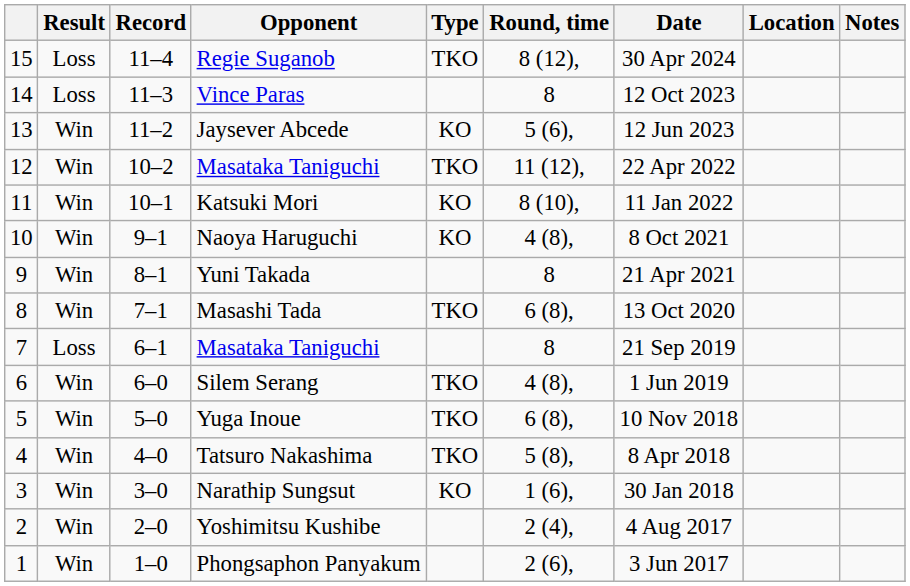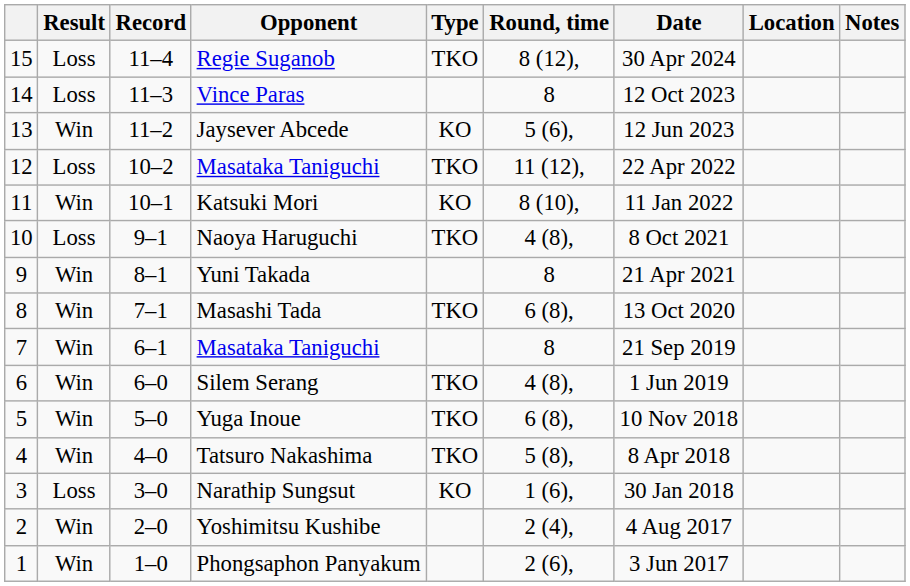(74, 166) Win -> (74, 166) Loss
(74, 238) Win -> (74, 238) Loss
(455, 238) KO -> (455, 238) TKO
(74, 346) Loss -> (74, 346) Win
(74, 490) Win -> (74, 490) Loss
